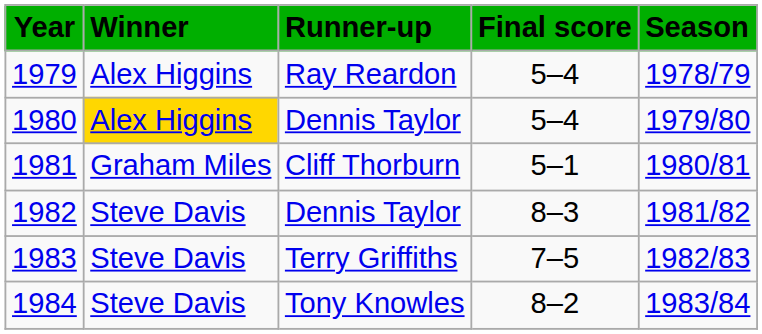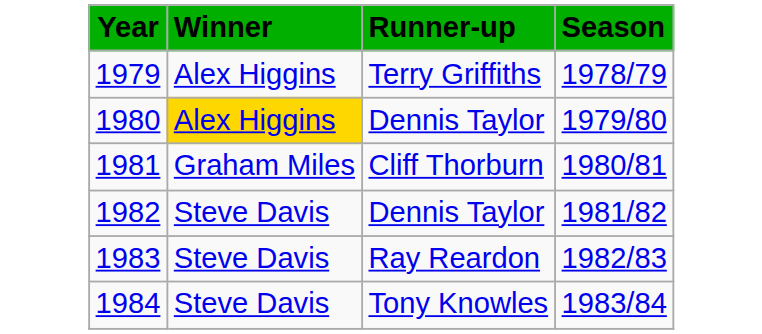- column: (555, 27)
(371, 73) Ray Reardon -> (455, 73) Terry Griffiths
(371, 258) Terry Griffiths -> (454, 258) Ray Reardon
